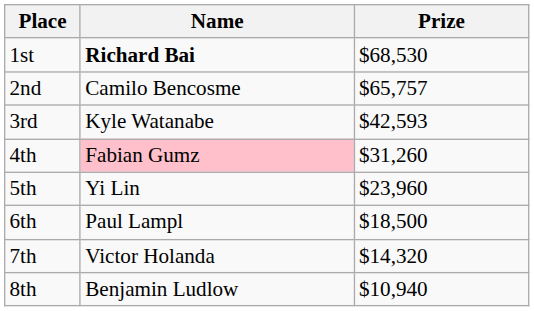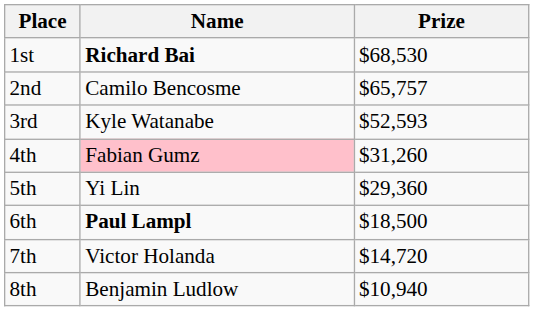(393, 121) $42,593 -> (393, 121) $52,593
(393, 188) $23,960 -> (393, 188) $29,360
(134, 222) normal -> (138, 222) bold
(393, 255) $14,320 -> (393, 255) $14,720
